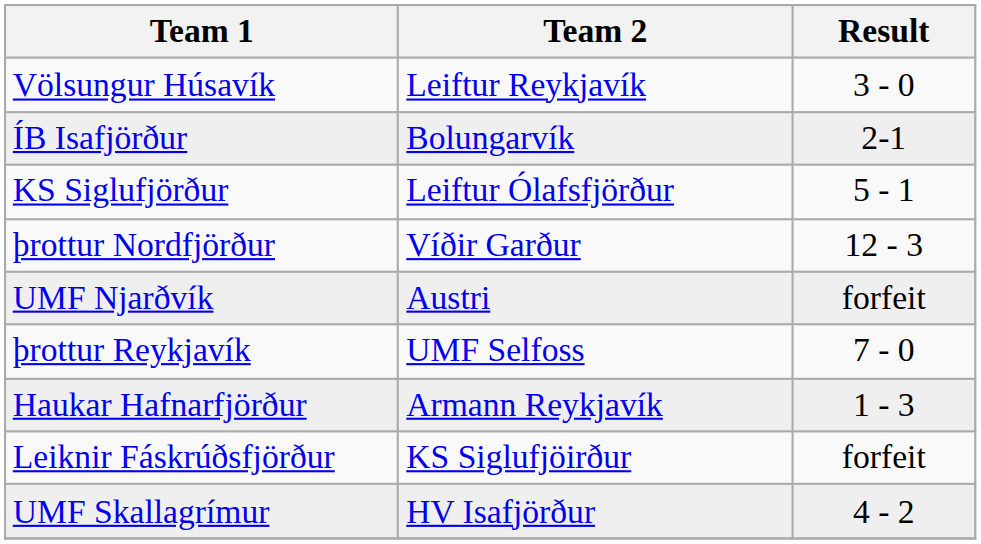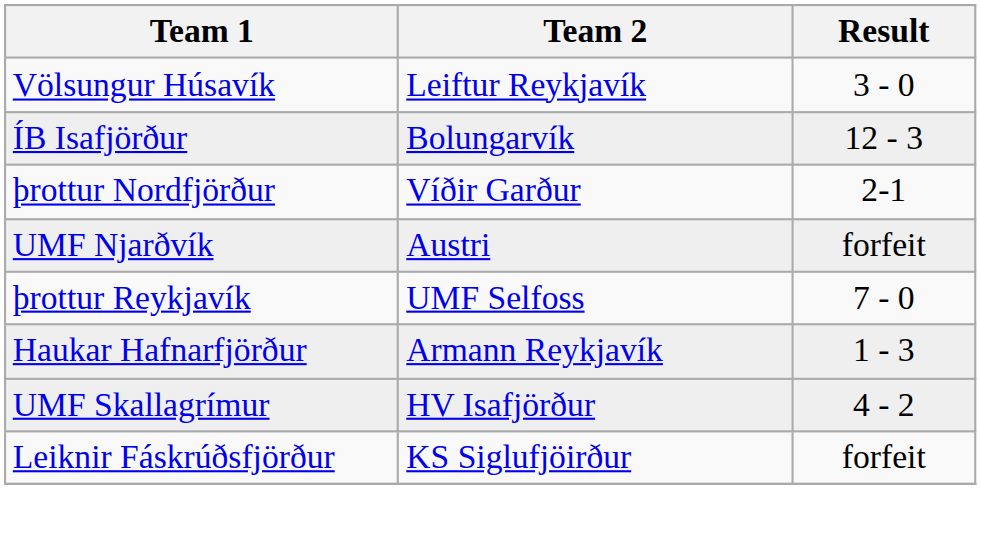(884, 137) 2-1 -> (884, 137) 12 - 3
- row: (121, 191)
(884, 244) 12 - 3 -> (884, 191) 2-1
rows swapped: (174, 457) <-> (141, 510)
